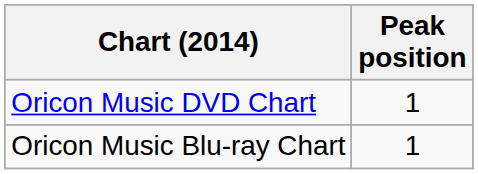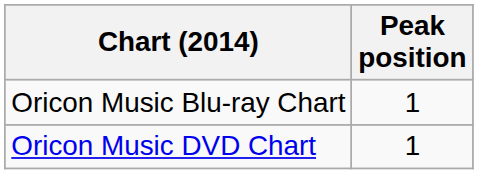rows swapped: (164, 102) <-> (178, 146)
